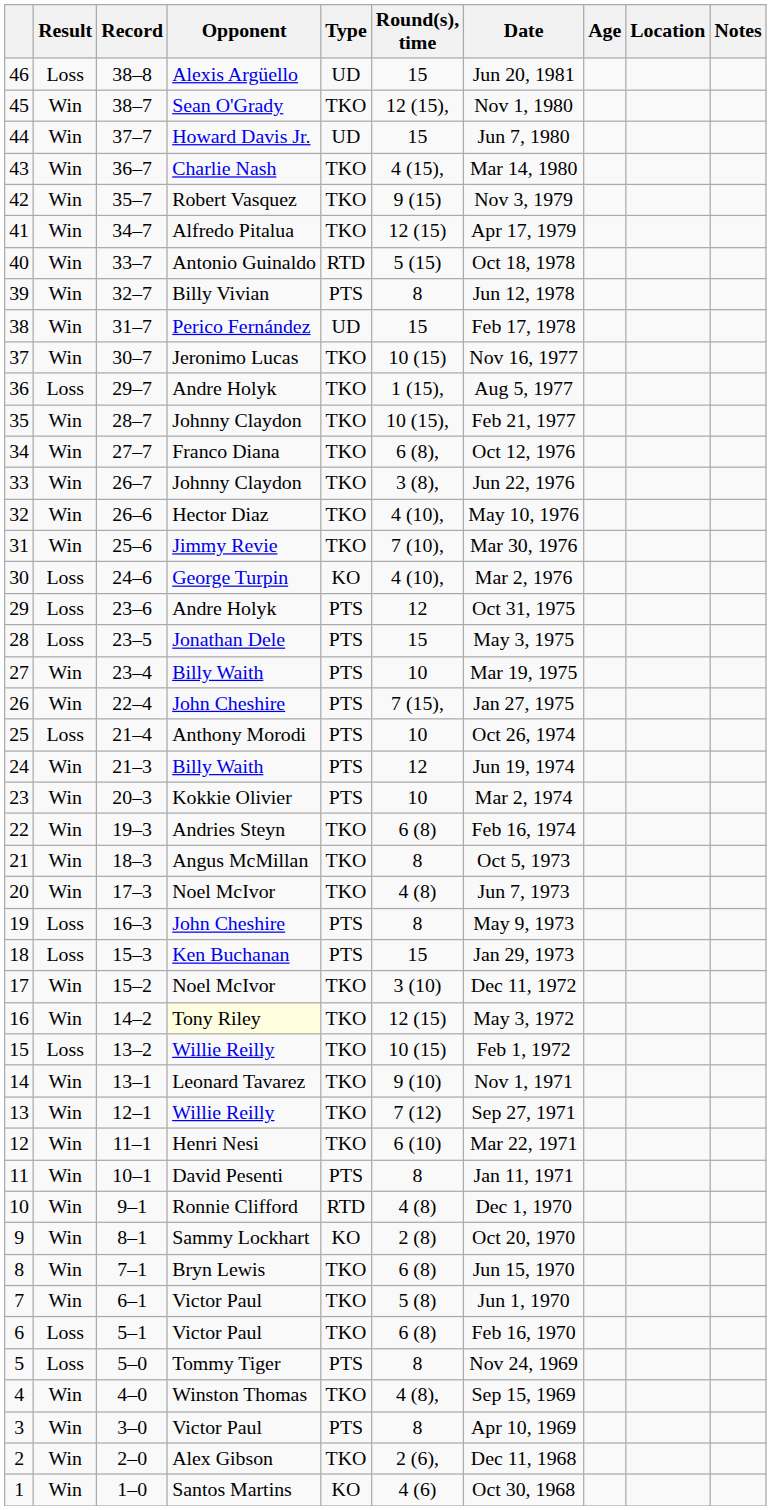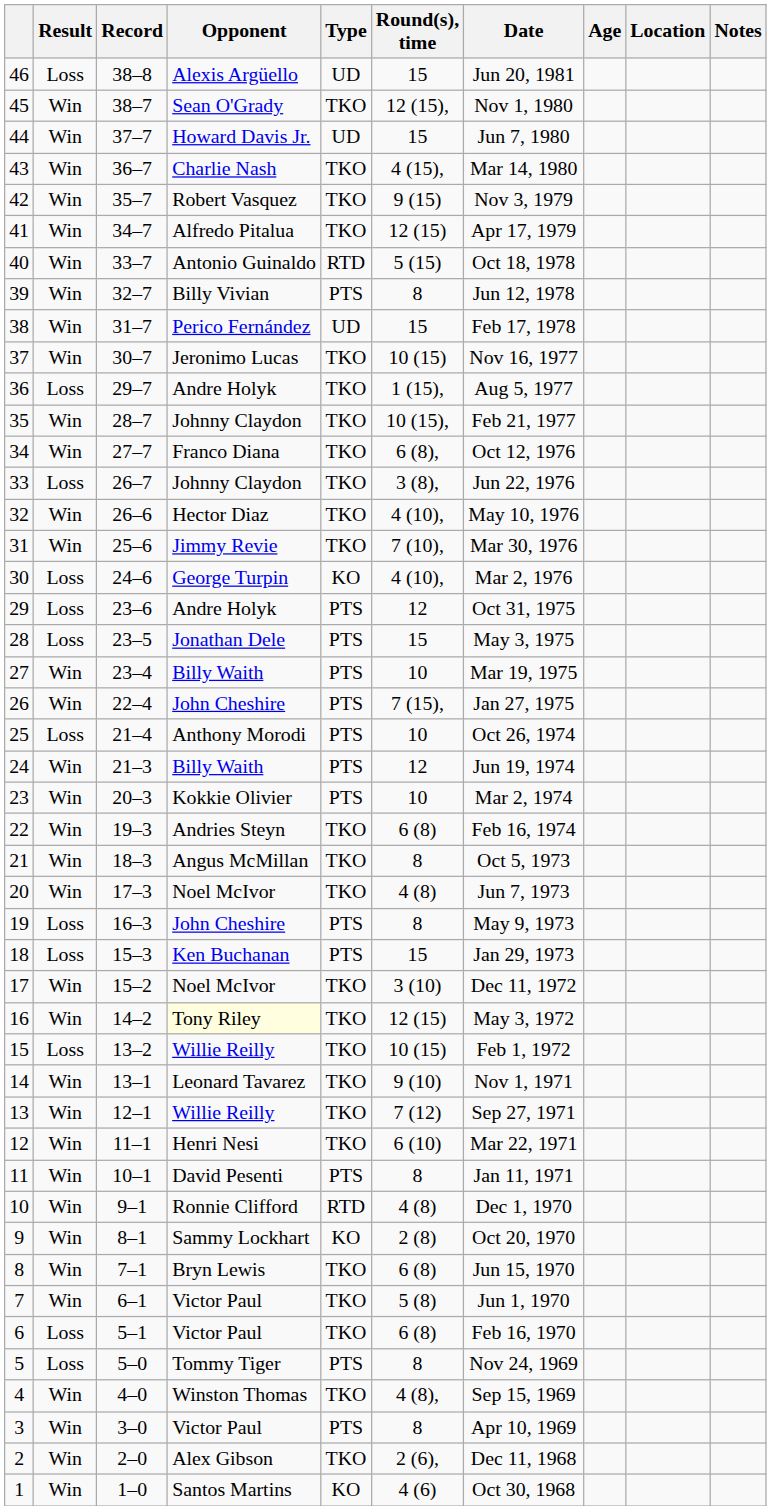(65, 483) Win -> (65, 483) Loss
